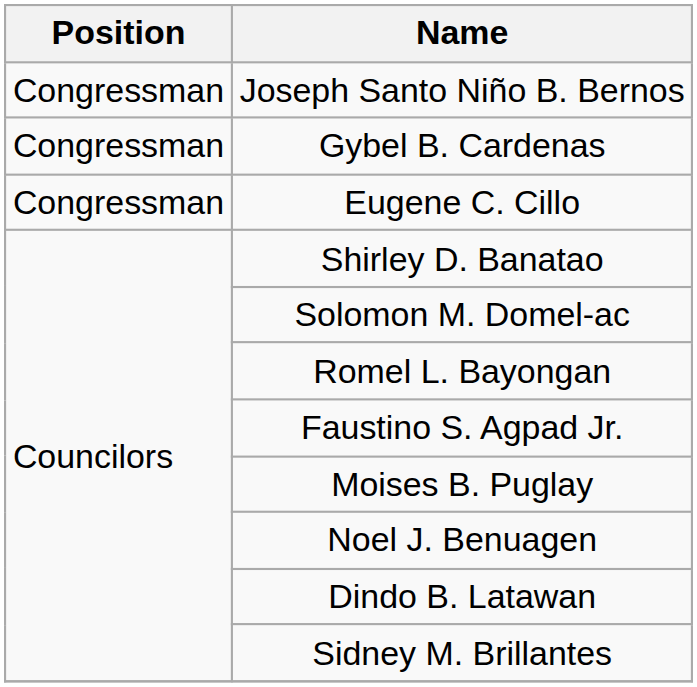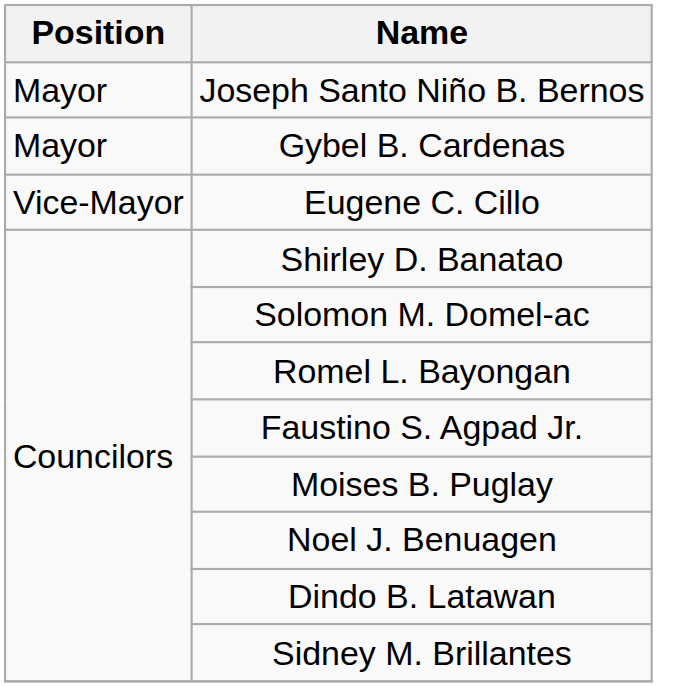(118, 89) Congressman -> (60, 89) Mayor
(118, 146) Congressman -> (60, 146) Mayor
(118, 202) Congressman -> (98, 202) Vice-Mayor
